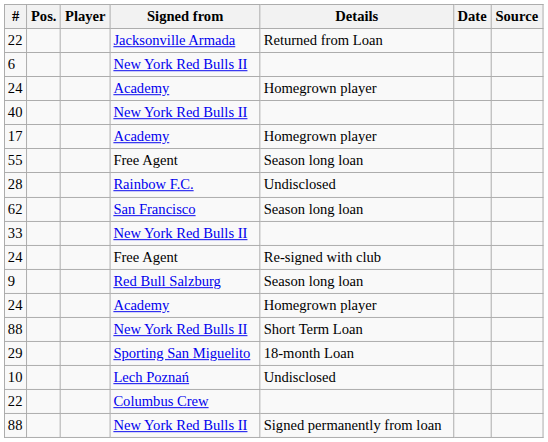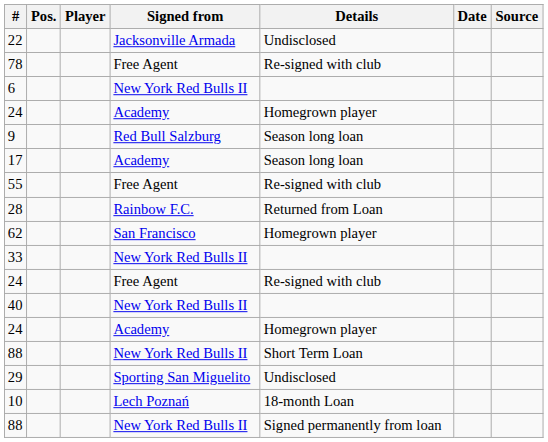(323, 40) Returned from Loan -> (300, 40) Undisclosed
+ row: (15, 64)
rows swapped: (15, 112) <-> (12, 281)
(320, 137) Homegrown player -> (313, 161) Season long loan
(313, 161) Season long loan -> (322, 185) Re-signed with club
(300, 185) Undisclosed -> (323, 209) Returned from Loan
(313, 209) Season long loan -> (320, 233) Homegrown player
(309, 353) 18-month Loan -> (300, 377) Undisclosed
(300, 377) Undisclosed -> (309, 401) 18-month Loan
- row: (15, 401)
